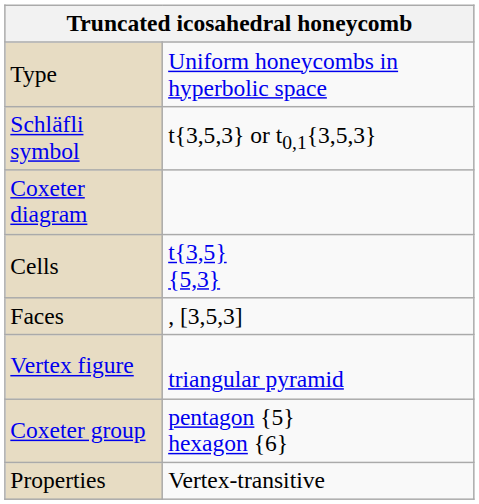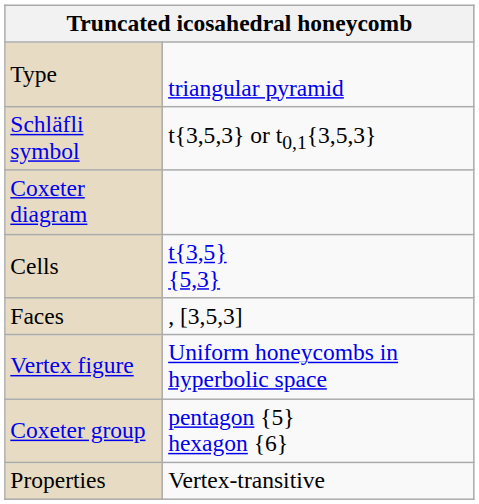(283, 74) Uniform honeycombs in hyperbolic space -> (256, 87) triangular pyramid
(256, 379) triangular pyramid -> (283, 366) Uniform honeycombs in hyperbolic space
